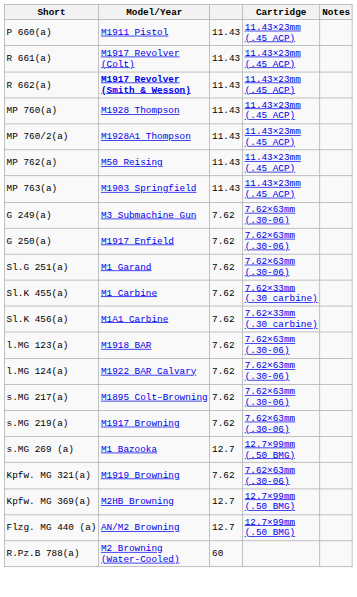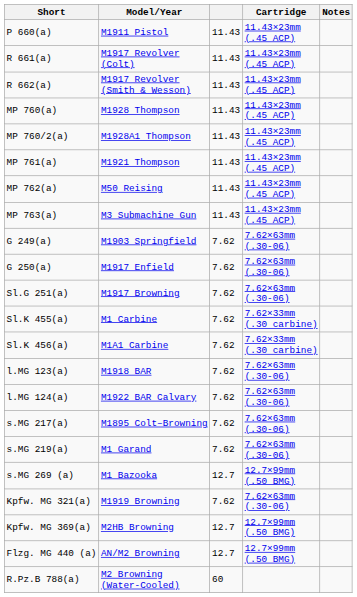(146, 85) bold -> (146, 85) normal
+ row: (32, 163)
(149, 189) M1903 Springfield -> (149, 215) M3 Submachine Gun
(149, 215) M3 Submachine Gun -> (149, 241) M1903 Springfield
(126, 267) M1 Garand -> (140, 293) M1917 Browning
(140, 423) M1917 Browning -> (126, 450) M1 Garand
